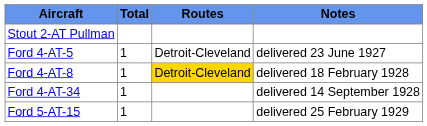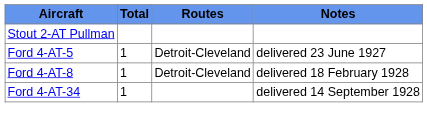(203, 72) gold background -> (203, 72) no background
- row: (44, 111)
